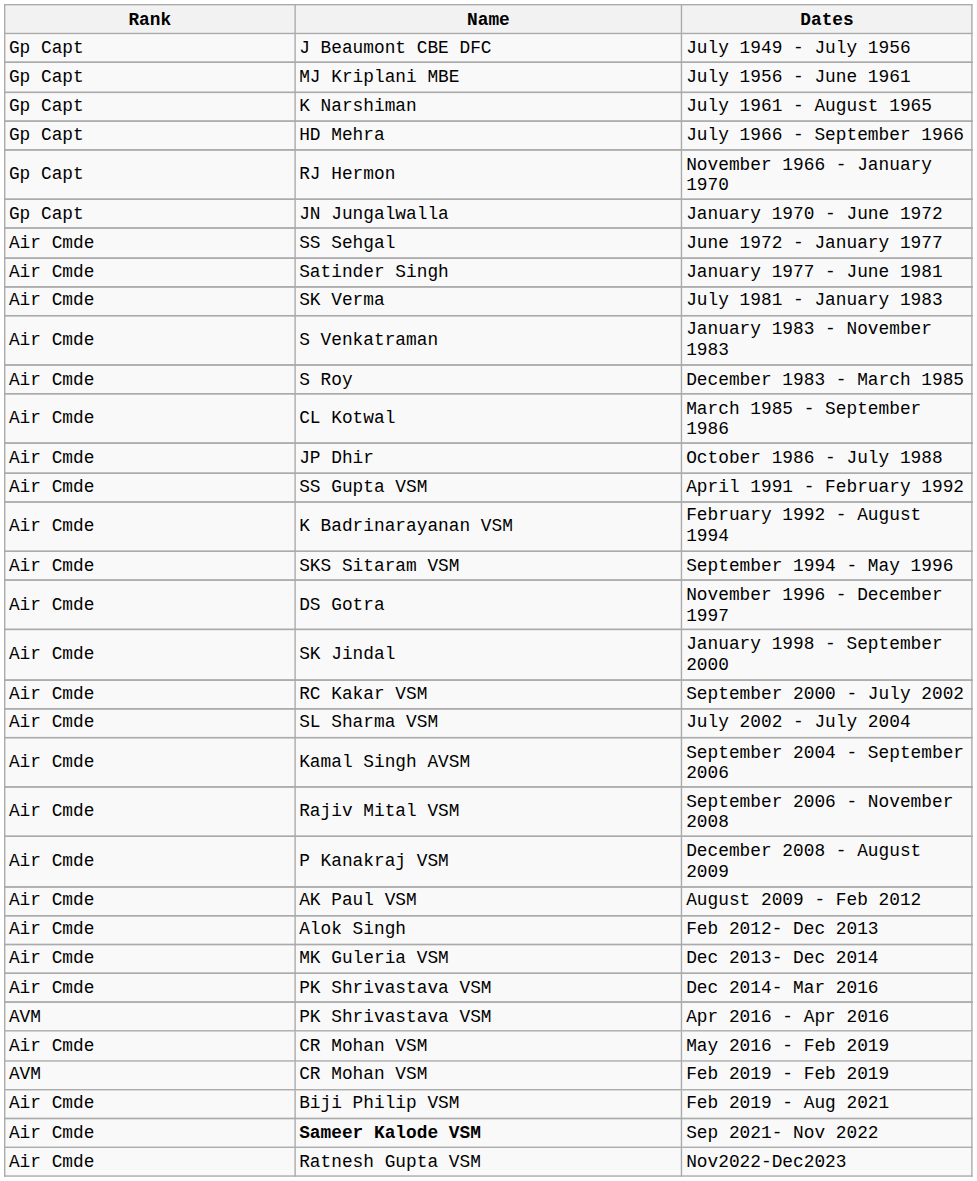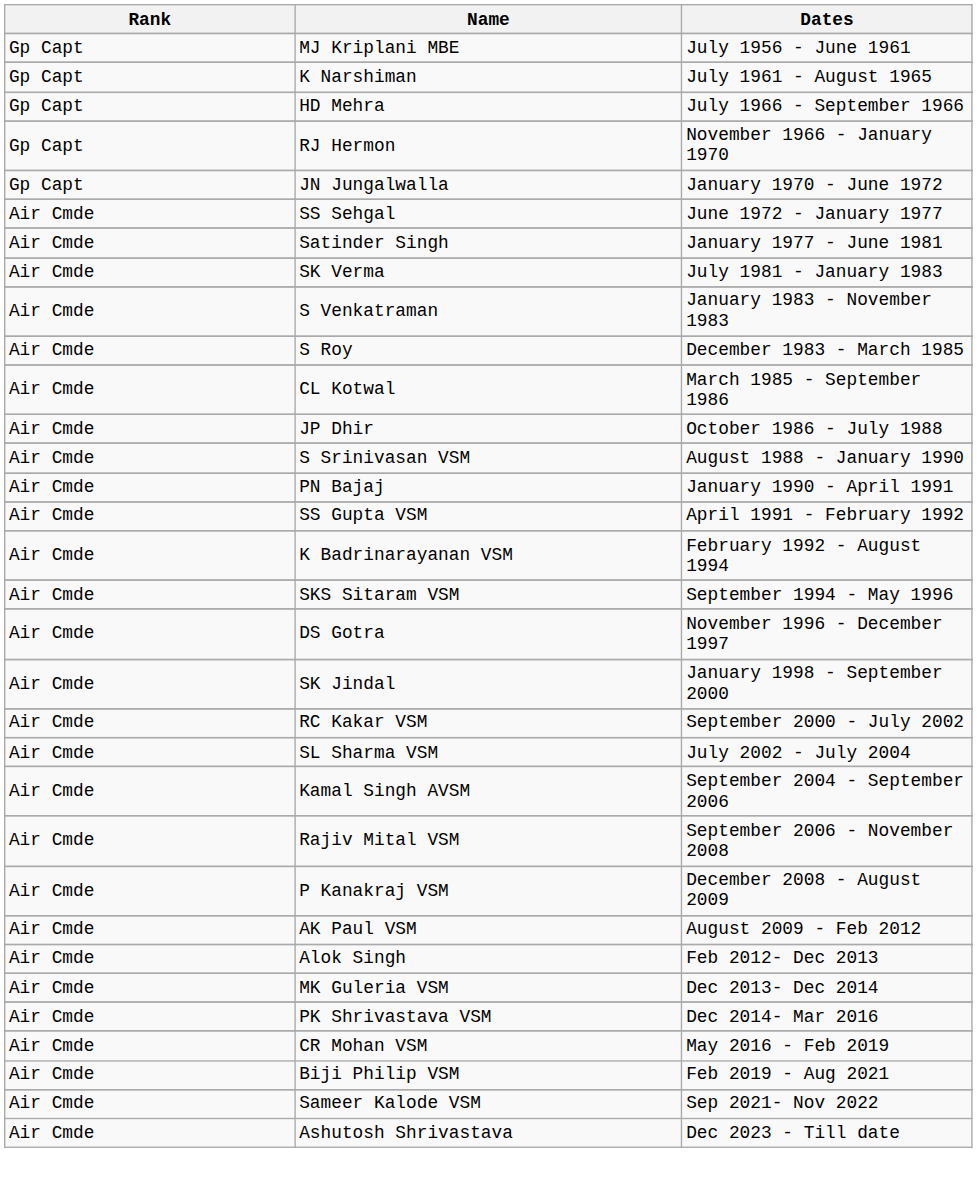- row: (798, 48)
+ row: (825, 458)
+ row: (820, 487)
- row: (788, 1017)
- row: (788, 1075)
(390, 1133) bold -> (390, 1104) normal
- row: (766, 1162)
+ row: (793, 1133)
